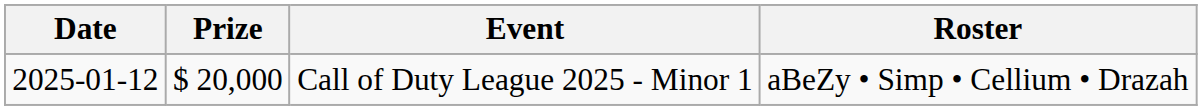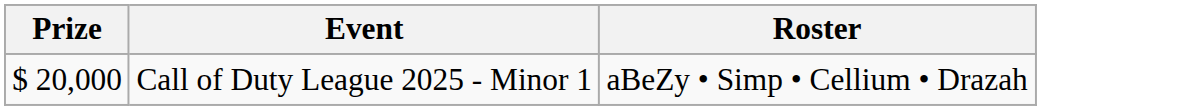- column: (85, 29)
